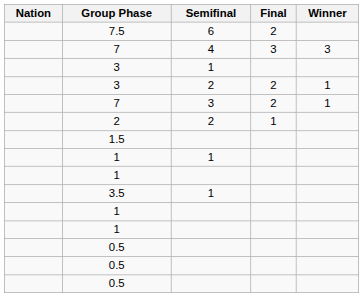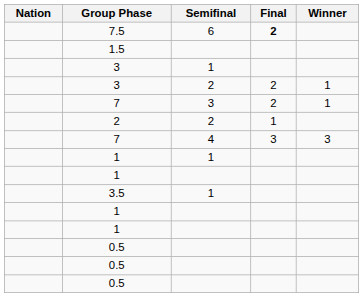(273, 31) normal -> (273, 31) bold
rows swapped: (117, 49) <-> (117, 139)
